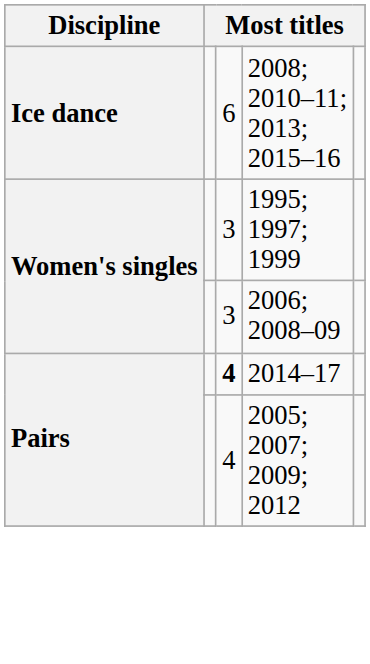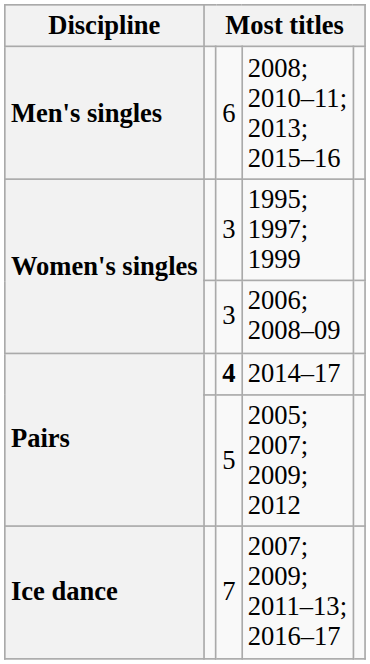(64, 112) Ice dance -> (87, 112) Men's singles
(229, 460) 4 -> (229, 460) 5
+ row: (297, 592)
